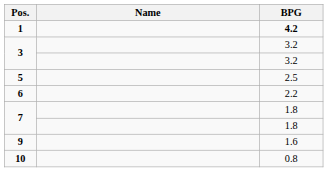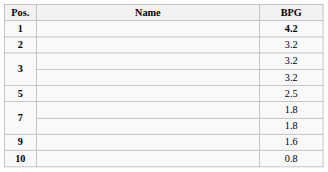+ row: (20, 45)
- row: (20, 93)
